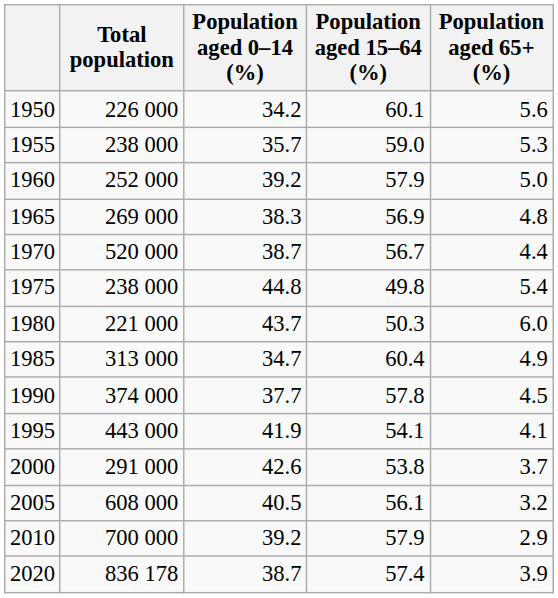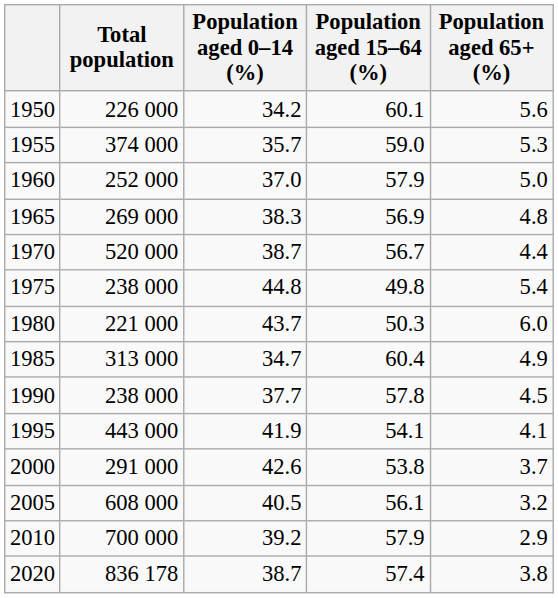(142, 144) 238 000 -> (142, 144) 374 000
(282, 180) 39.2 -> (282, 180) 37.0
(142, 395) 374 000 -> (142, 395) 238 000
(534, 574) 3.9 -> (534, 574) 3.8
